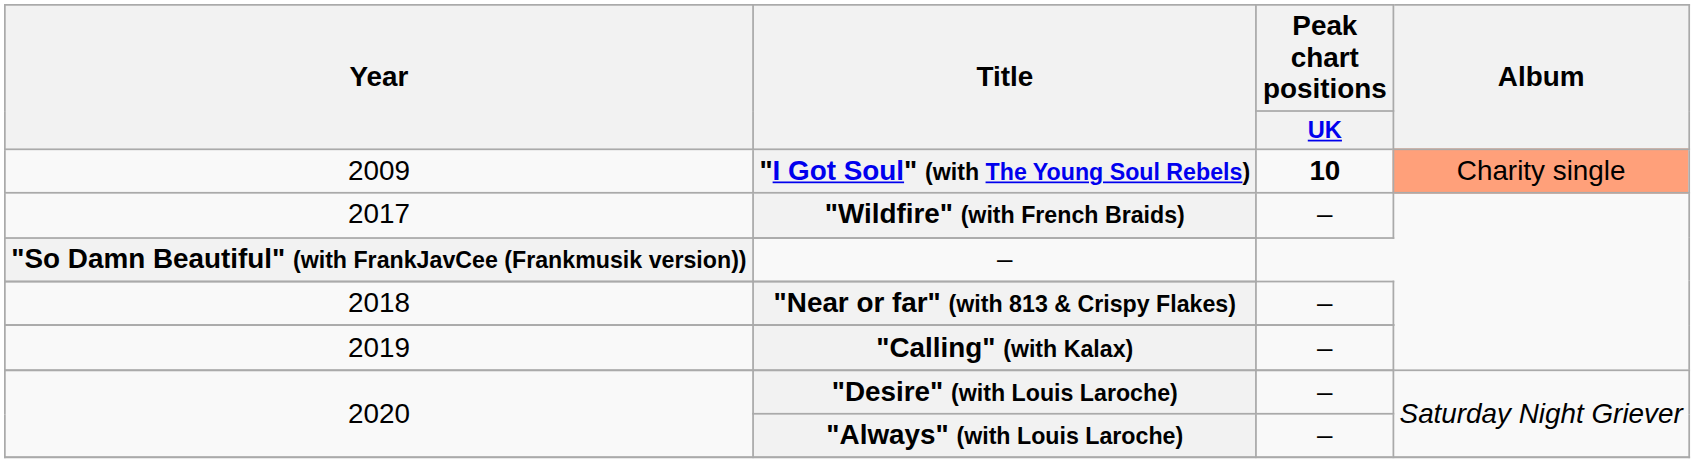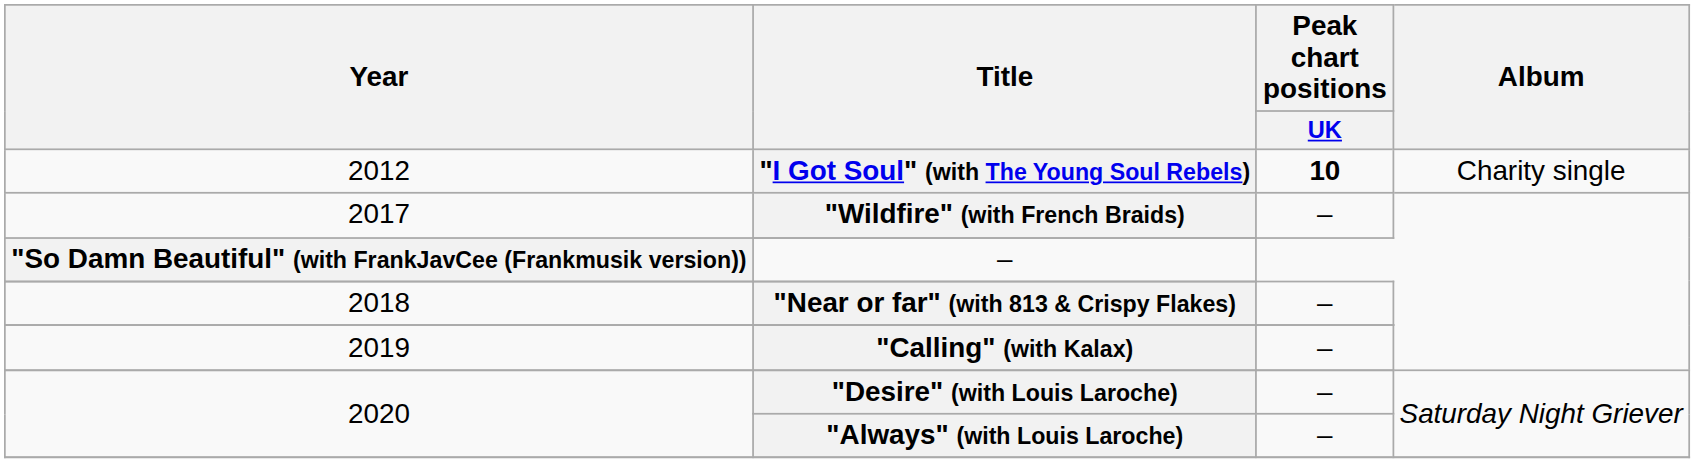(379, 170) 2009 -> (379, 170) 2012
(1541, 170) lightsalmon background -> (1541, 170) no background
